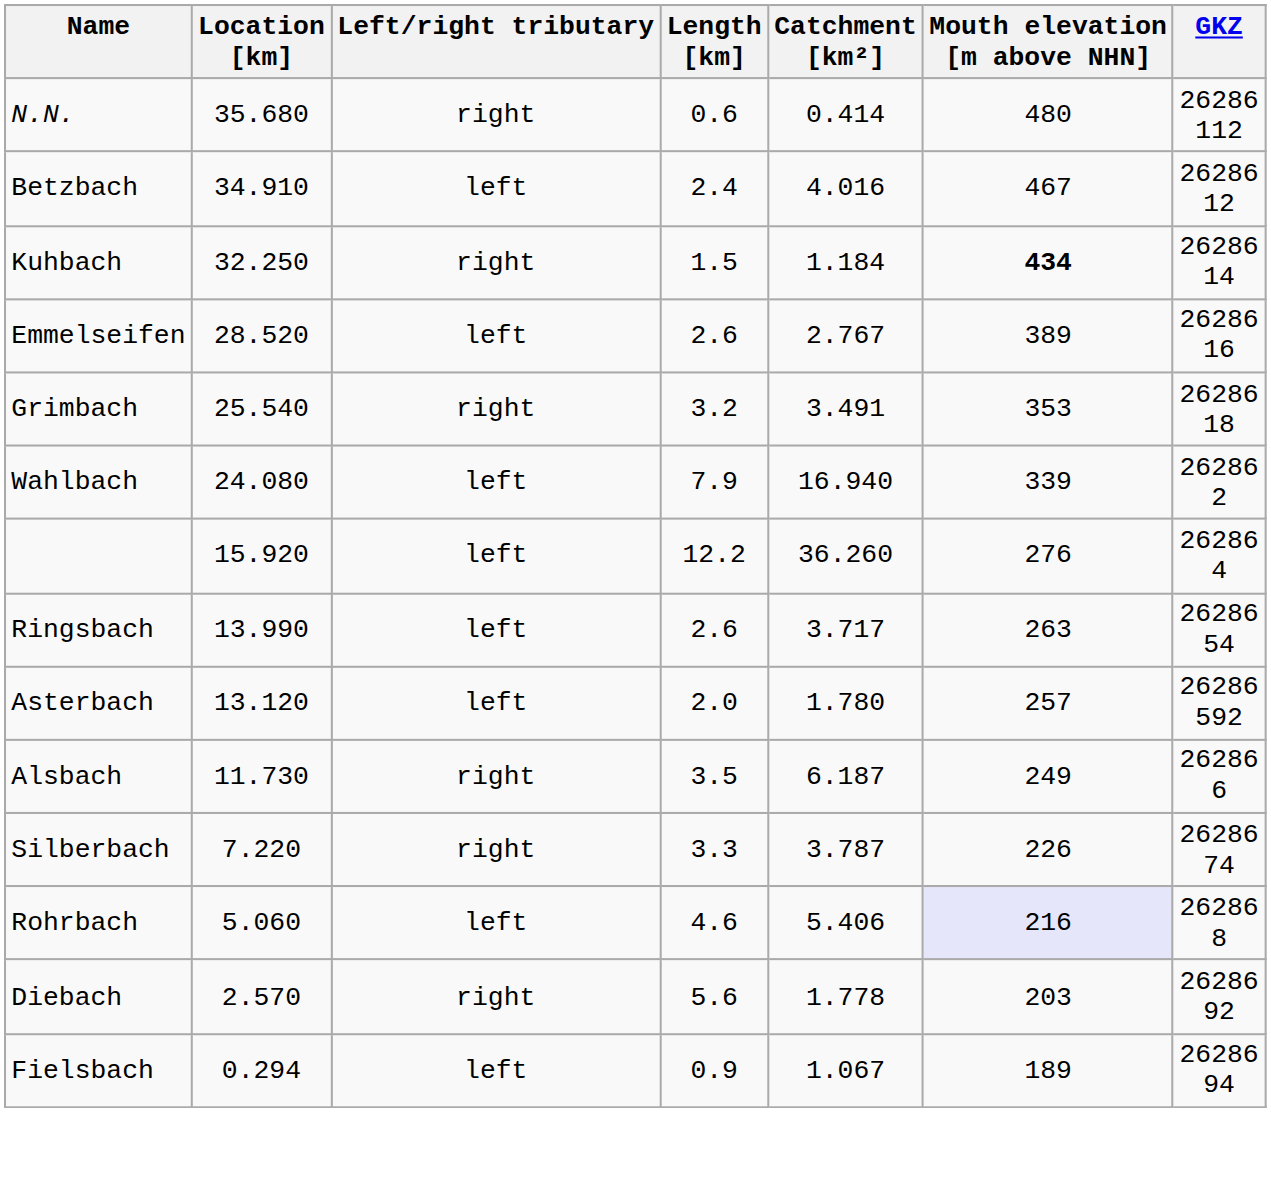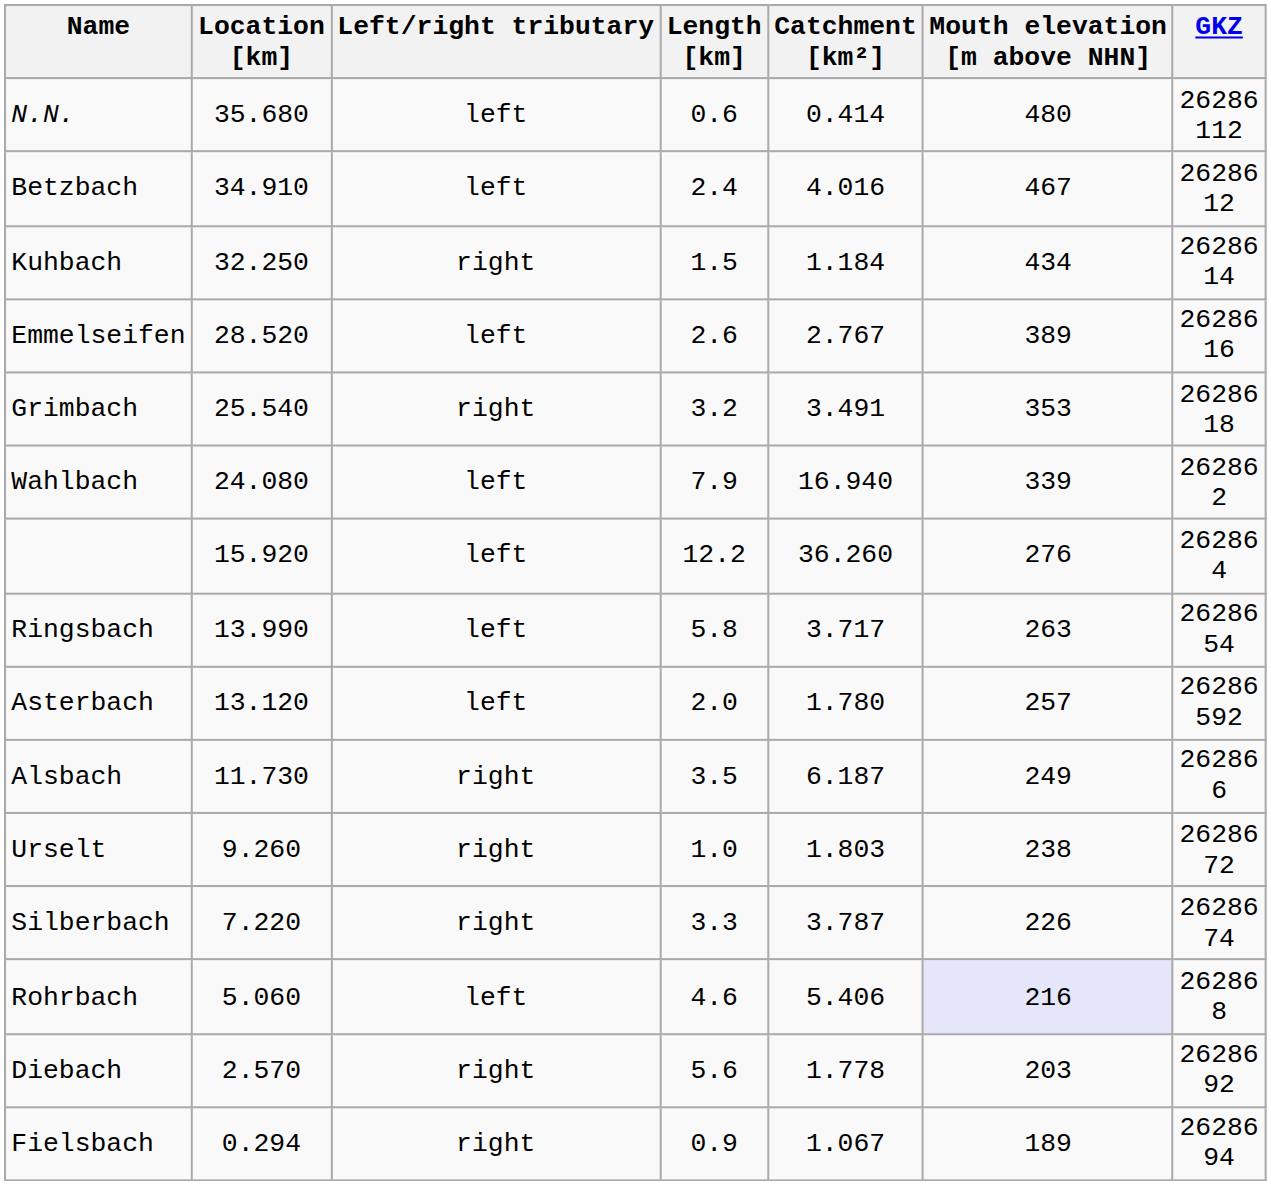(496, 115) right -> (496, 115) left
(1048, 262) bold -> (1048, 262) normal
(714, 629) 2.6 -> (714, 629) 5.8
+ row: (59, 850)
(496, 1070) left -> (496, 1144) right
